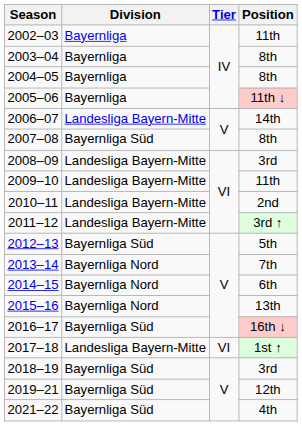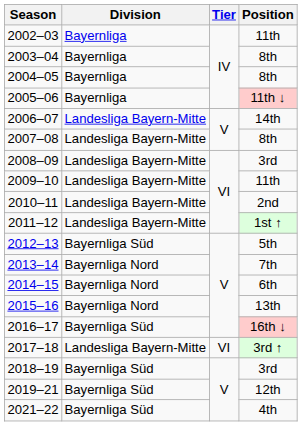(109, 139) Bayernliga Süd -> (135, 139) Landesliga Bayern-Mitte
(268, 222) 3rd ↑ -> (268, 222) 1st ↑
(268, 347) 1st ↑ -> (268, 347) 3rd ↑
